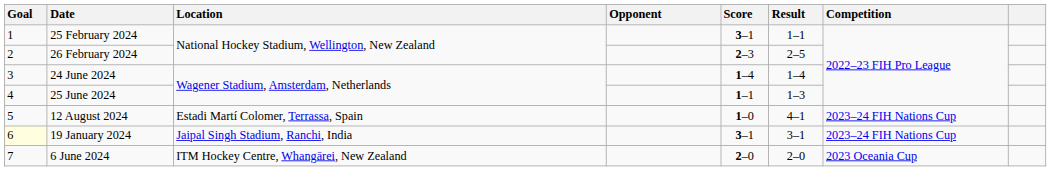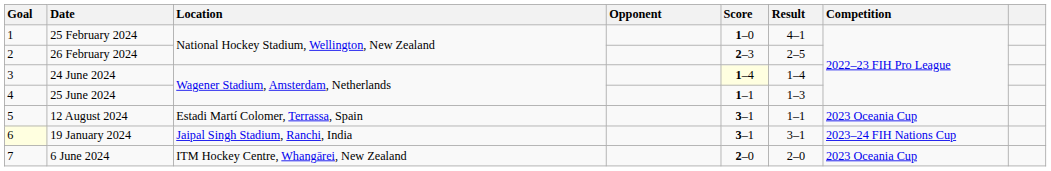(745, 35) 3–1 -> (745, 35) 1–0
(796, 35) 1–1 -> (796, 35) 4–1
(745, 75) no background -> (745, 75) lightyellow background
(745, 115) 1–0 -> (745, 115) 3–1
(796, 115) 4–1 -> (796, 115) 1–1
(891, 115) 2023–24 FIH Nations Cup -> (872, 115) 2023 Oceania Cup
